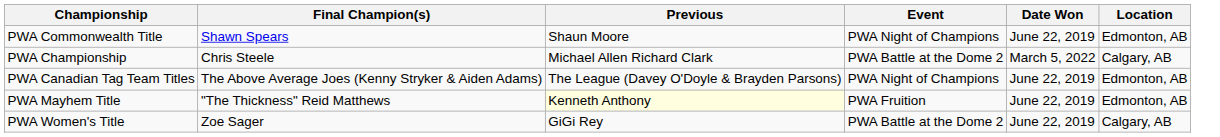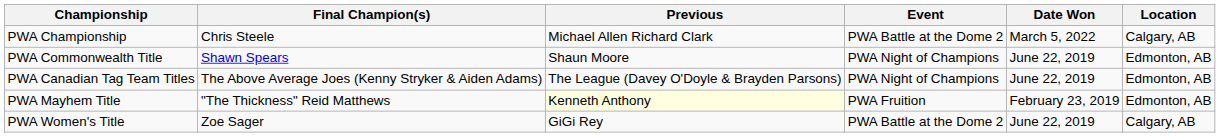rows swapped: (67, 57) <-> (85, 36)
(1052, 100) June 22, 2019 -> (1064, 100) February 23, 2019
